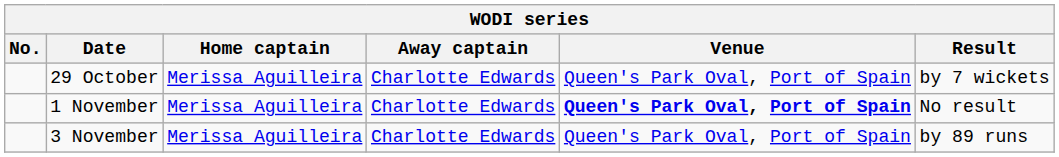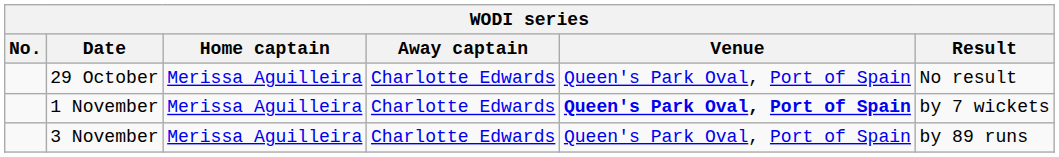(985, 78) by 7 wickets -> (968, 78) No result
(968, 108) No result -> (985, 108) by 7 wickets
